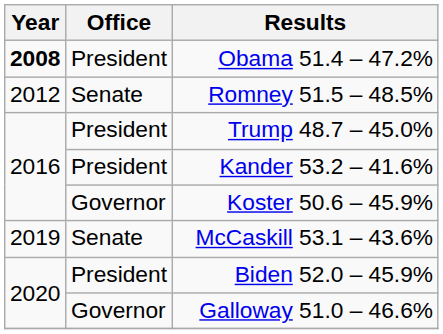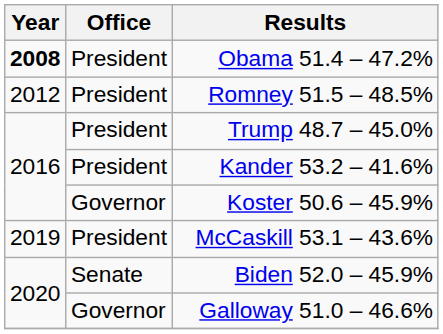(107, 94) Senate -> (119, 94) President
(107, 238) Senate -> (119, 238) President
(119, 274) President -> (107, 274) Senate
